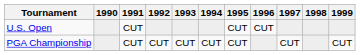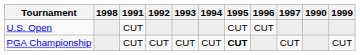columns swapped: (107, 12) <-> (316, 12)
(237, 43) normal -> (237, 43) bold
